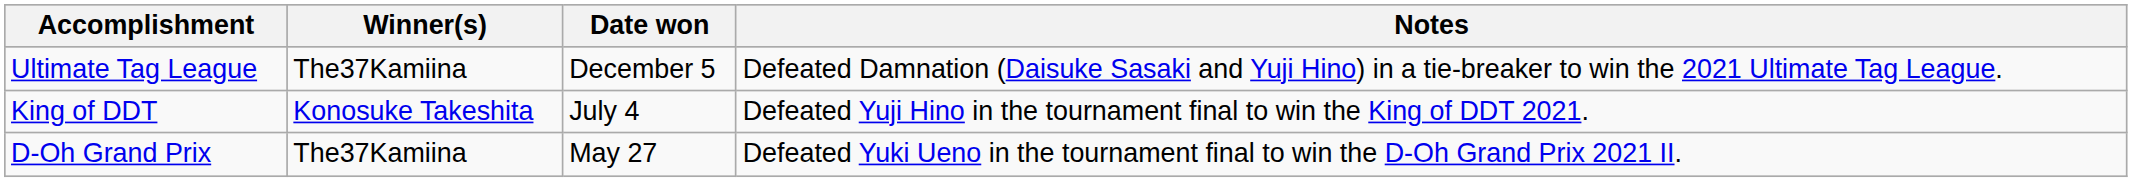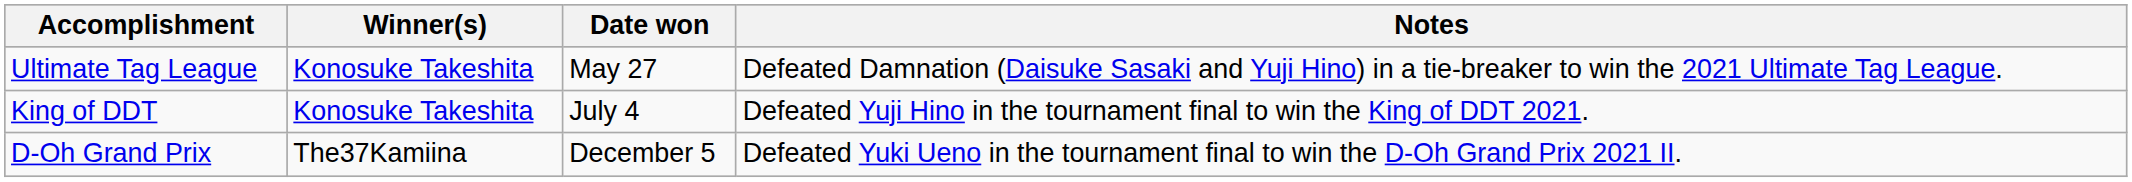(380, 68) The37Kamiina -> (413, 68) Konosuke Takeshita
(642, 68) December 5 -> (613, 68) May 27
(613, 153) May 27 -> (642, 153) December 5
